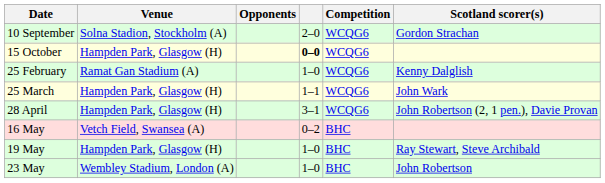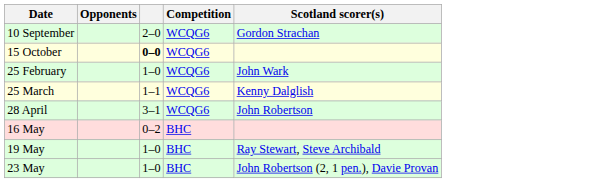- column: (157, 14)
(434, 71) Kenny Dalglish -> (263, 71) John Wark
(422, 91) John Wark -> (275, 91) Kenny Dalglish
(497, 110) John Robertson (2, 1 pen.), Davie Provan -> (275, 110) John Robertson
(434, 168) John Robertson -> (337, 168) John Robertson (2, 1 pen.), Davie Provan
